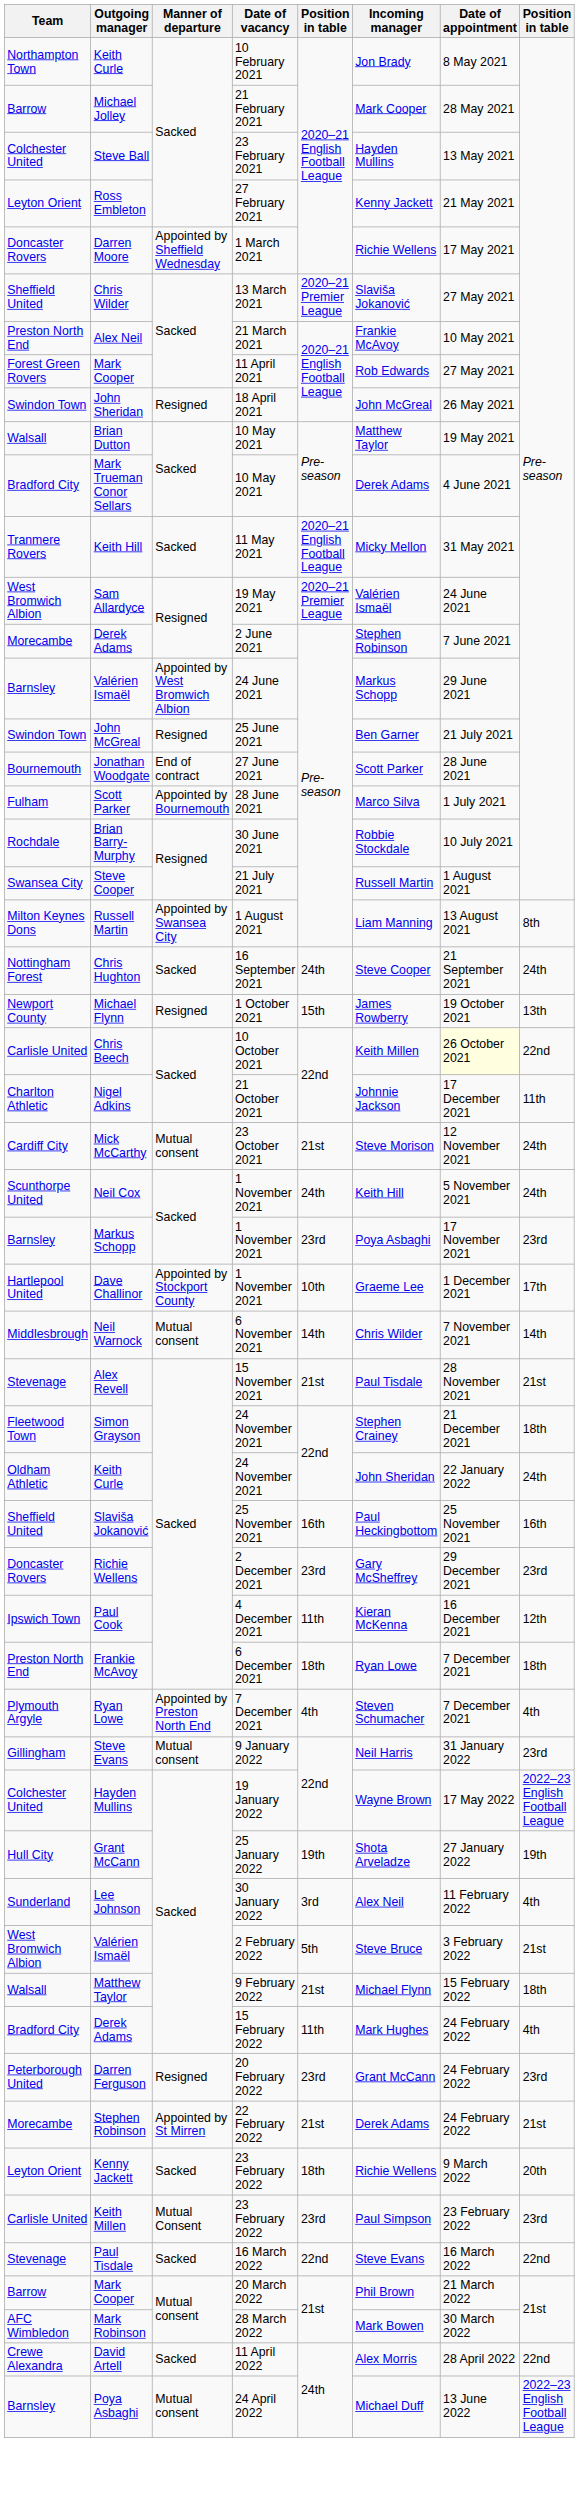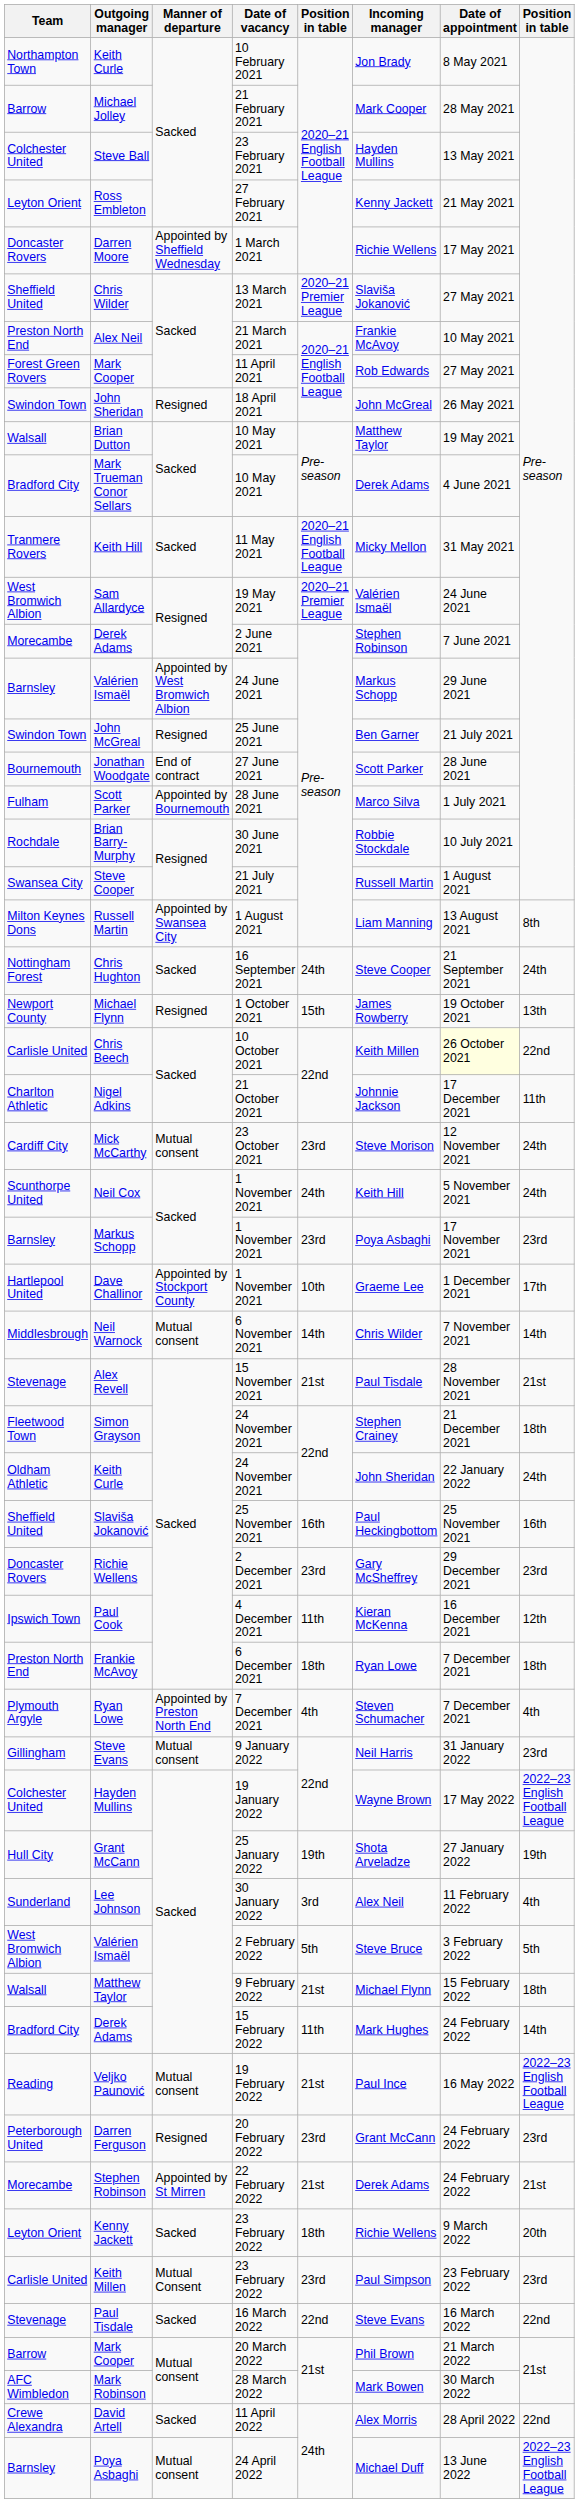(313, 1145) 21st -> (313, 1145) 23rd
(534, 1949) 21st -> (531, 1949) 5th
(531, 2030) 4th -> (535, 2030) 14th
+ row: (119, 2084)
